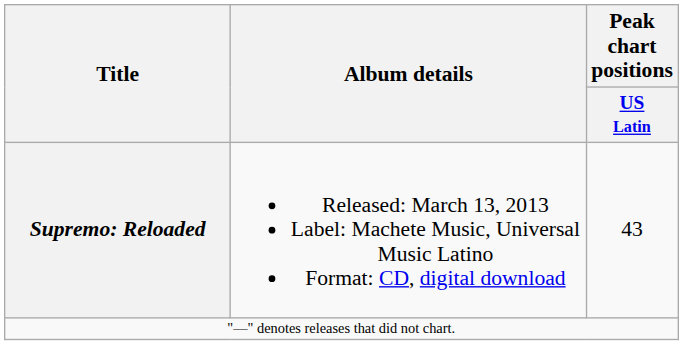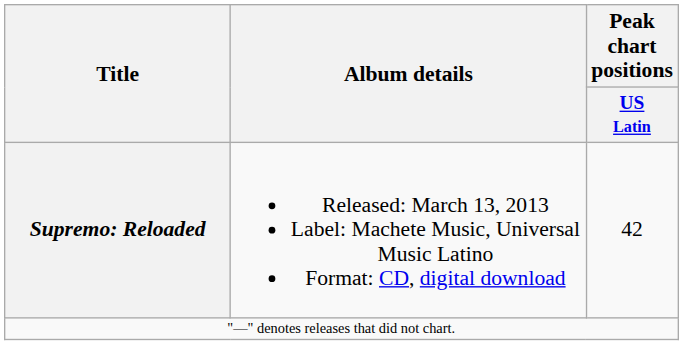(632, 229) 43 -> (632, 229) 42
